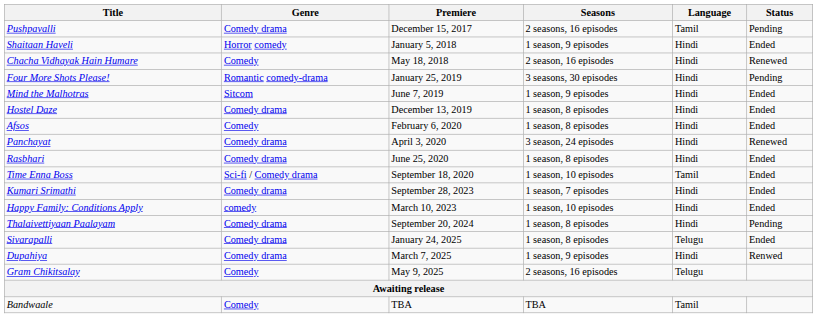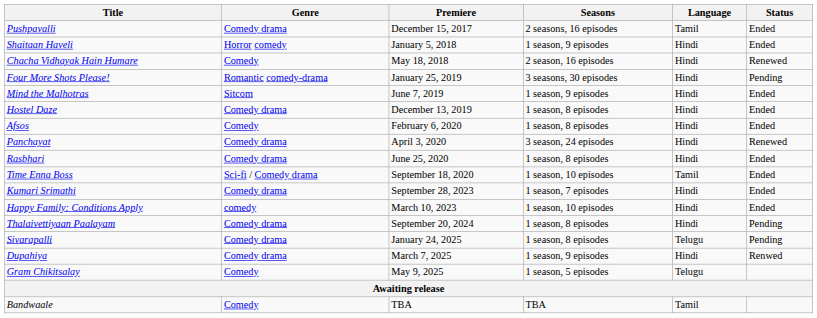(766, 28) Pending -> (762, 28) Ended
(762, 239) Ended -> (766, 239) Pending
(571, 272) 2 seasons, 16 episodes -> (567, 272) 1 season, 5 episodes
